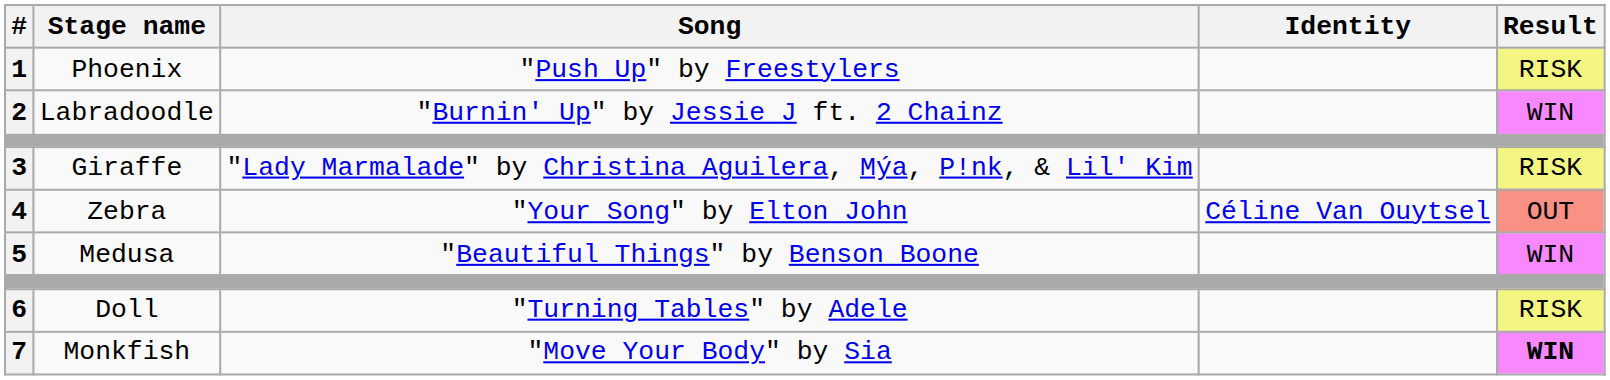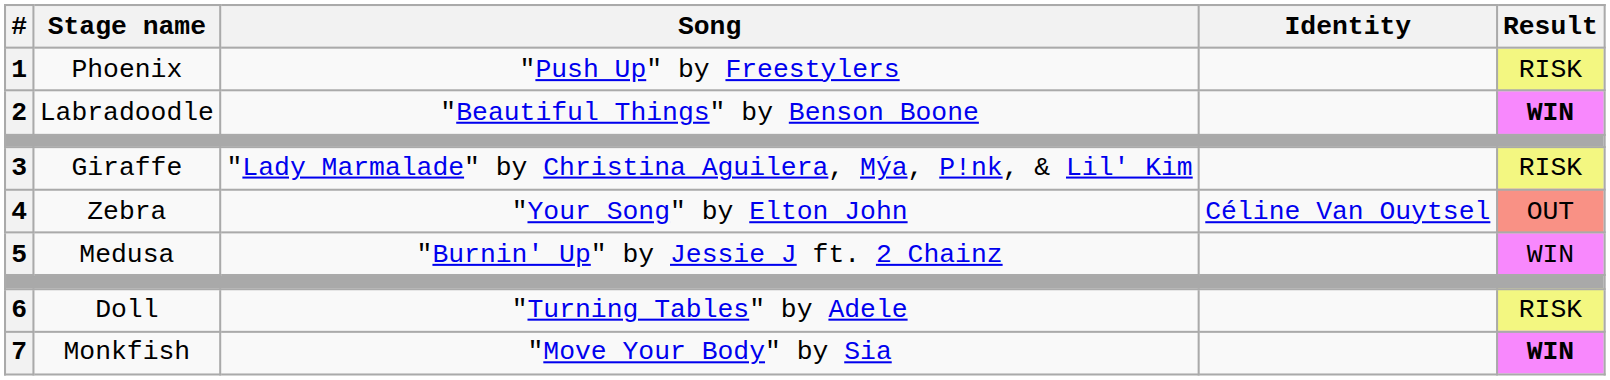(710, 113) "Burnin' Up" by Jessie J ft. 2 Chainz -> (710, 113) "Beautiful Things" by Benson Boone
(1550, 113) normal -> (1550, 113) bold
(710, 254) "Beautiful Things" by Benson Boone -> (710, 254) "Burnin' Up" by Jessie J ft. 2 Chainz
